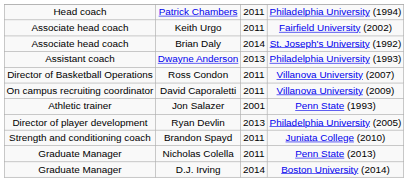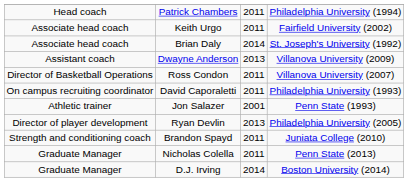(335, 59) Philadelphia University (1993) -> (335, 59) Villanova University (2009)
(335, 91) Villanova University (2009) -> (335, 91) Philadelphia University (1993)
